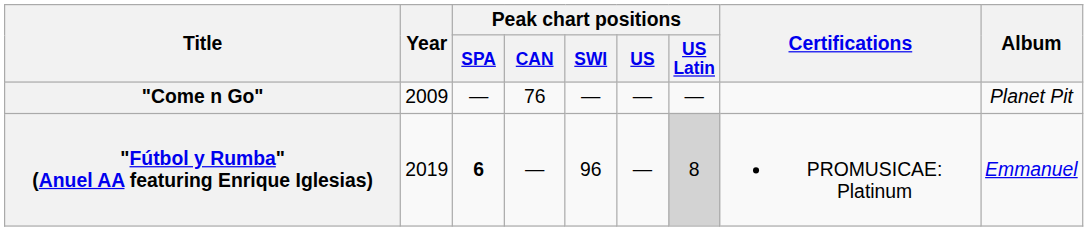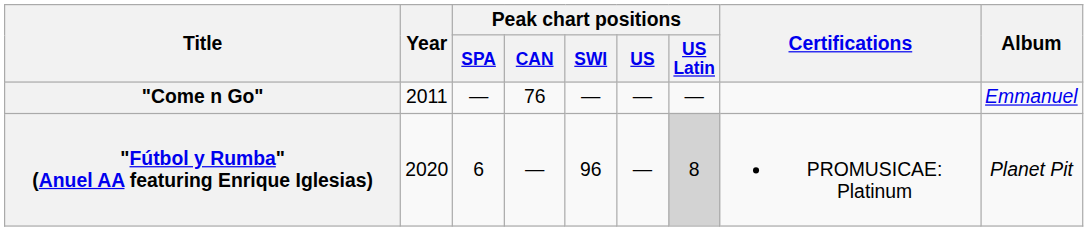(427, 97) 2009 -> (427, 97) 2011
(1031, 97) Planet Pit -> (1031, 97) Emmanuel
(427, 169) 2019 -> (427, 169) 2020
(479, 169) bold -> (479, 169) normal
(1031, 169) Emmanuel -> (1031, 169) Planet Pit
